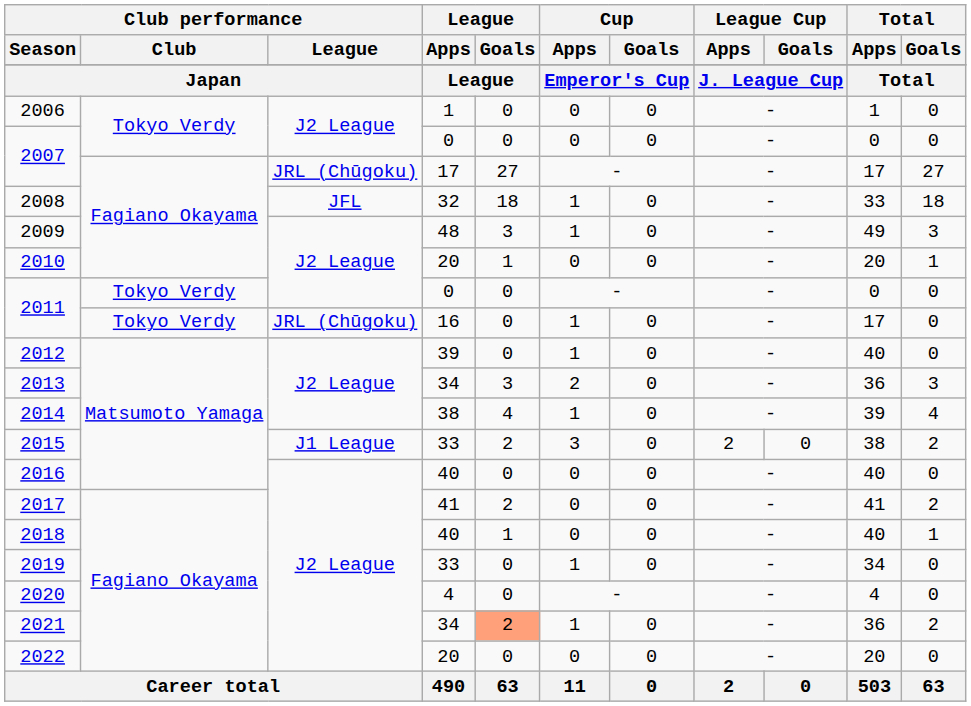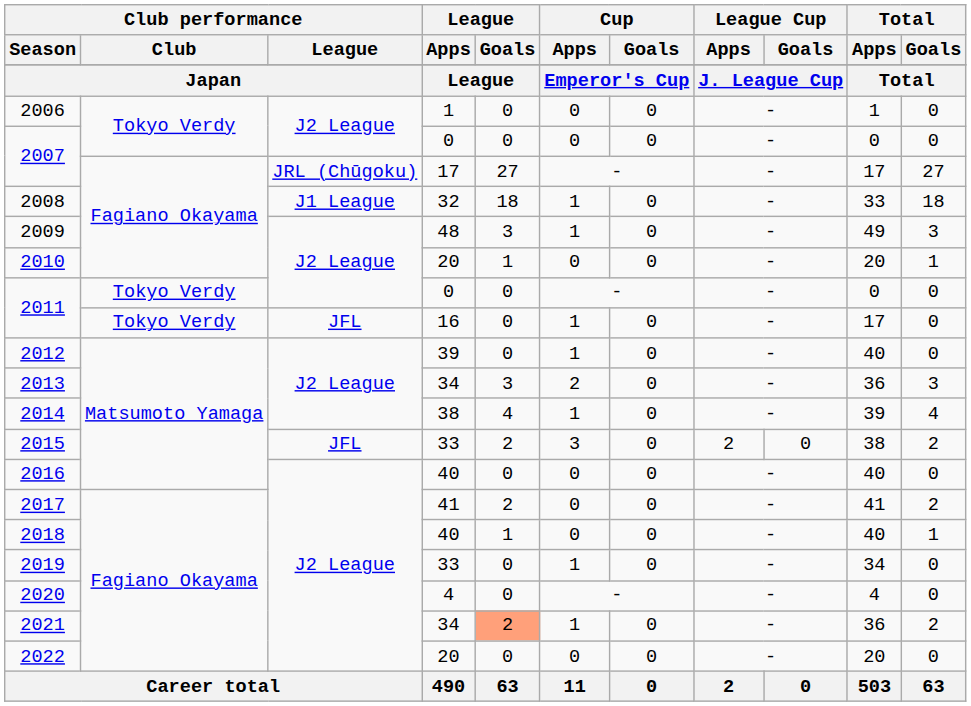(345, 202) JFL -> (345, 202) J1 League
(345, 323) JRL (Chūgoku) -> (345, 323) JFL
(345, 444) J1 League -> (345, 444) JFL
